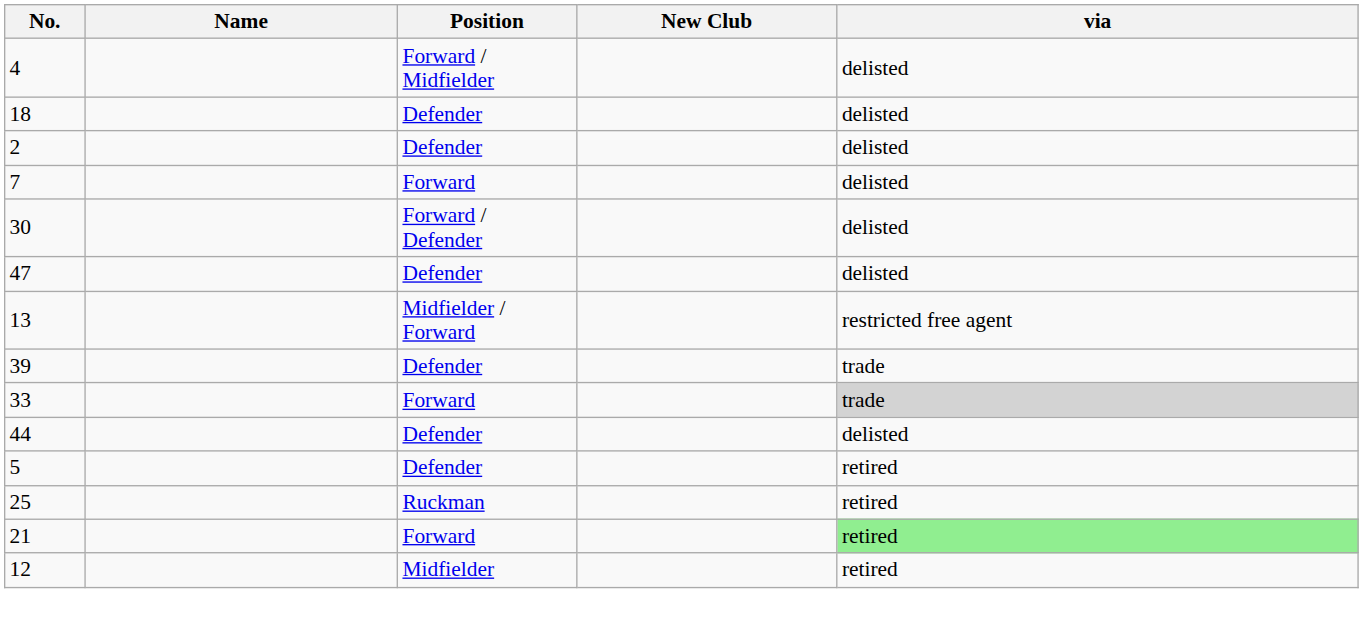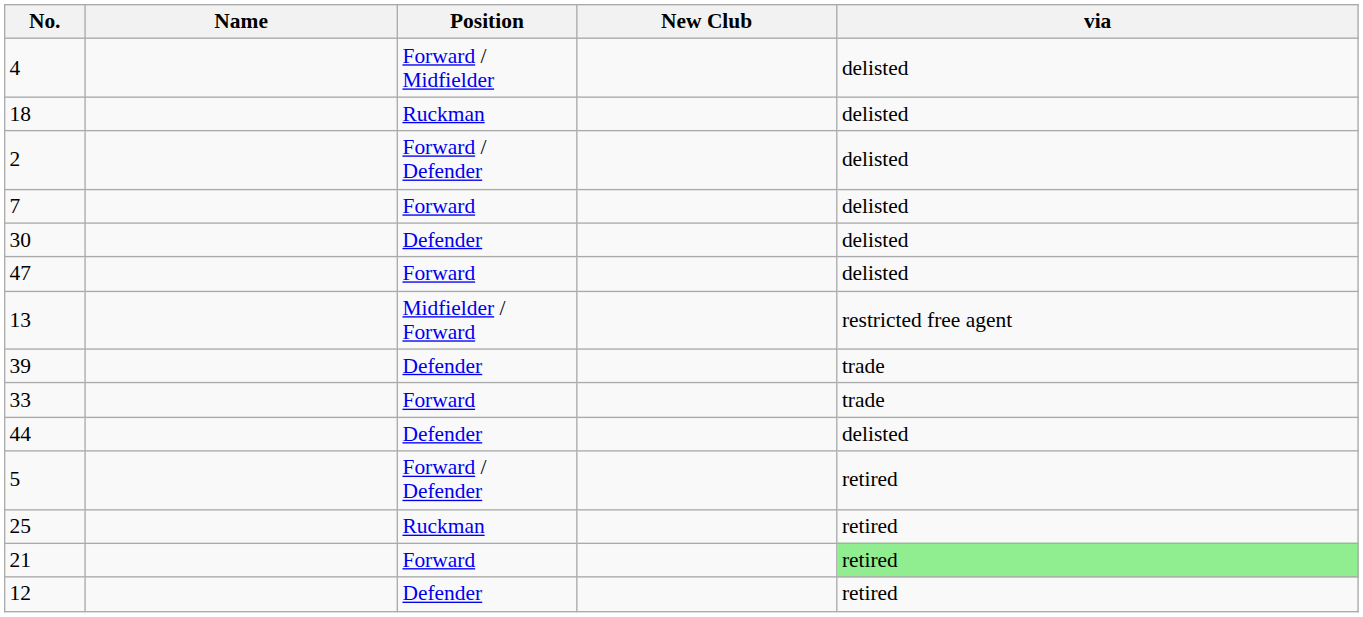(442, 113) Defender -> (444, 113) Ruckman
(442, 147) Defender -> (444, 159) Forward / Defender
(444, 227) Forward / Defender -> (442, 239) Defender
(442, 273) Defender -> (439, 273) Forward
(863, 399) lightgrey background -> (863, 399) no background
(442, 467) Defender -> (444, 479) Forward / Defender
(448, 569) Midfielder -> (442, 594) Defender
